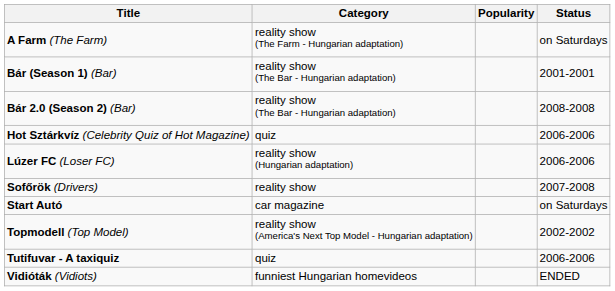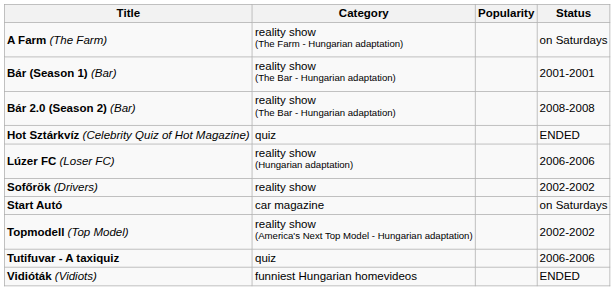(567, 134) 2006-2006 -> (560, 134) ENDED
(567, 187) 2007-2008 -> (567, 187) 2002-2002
